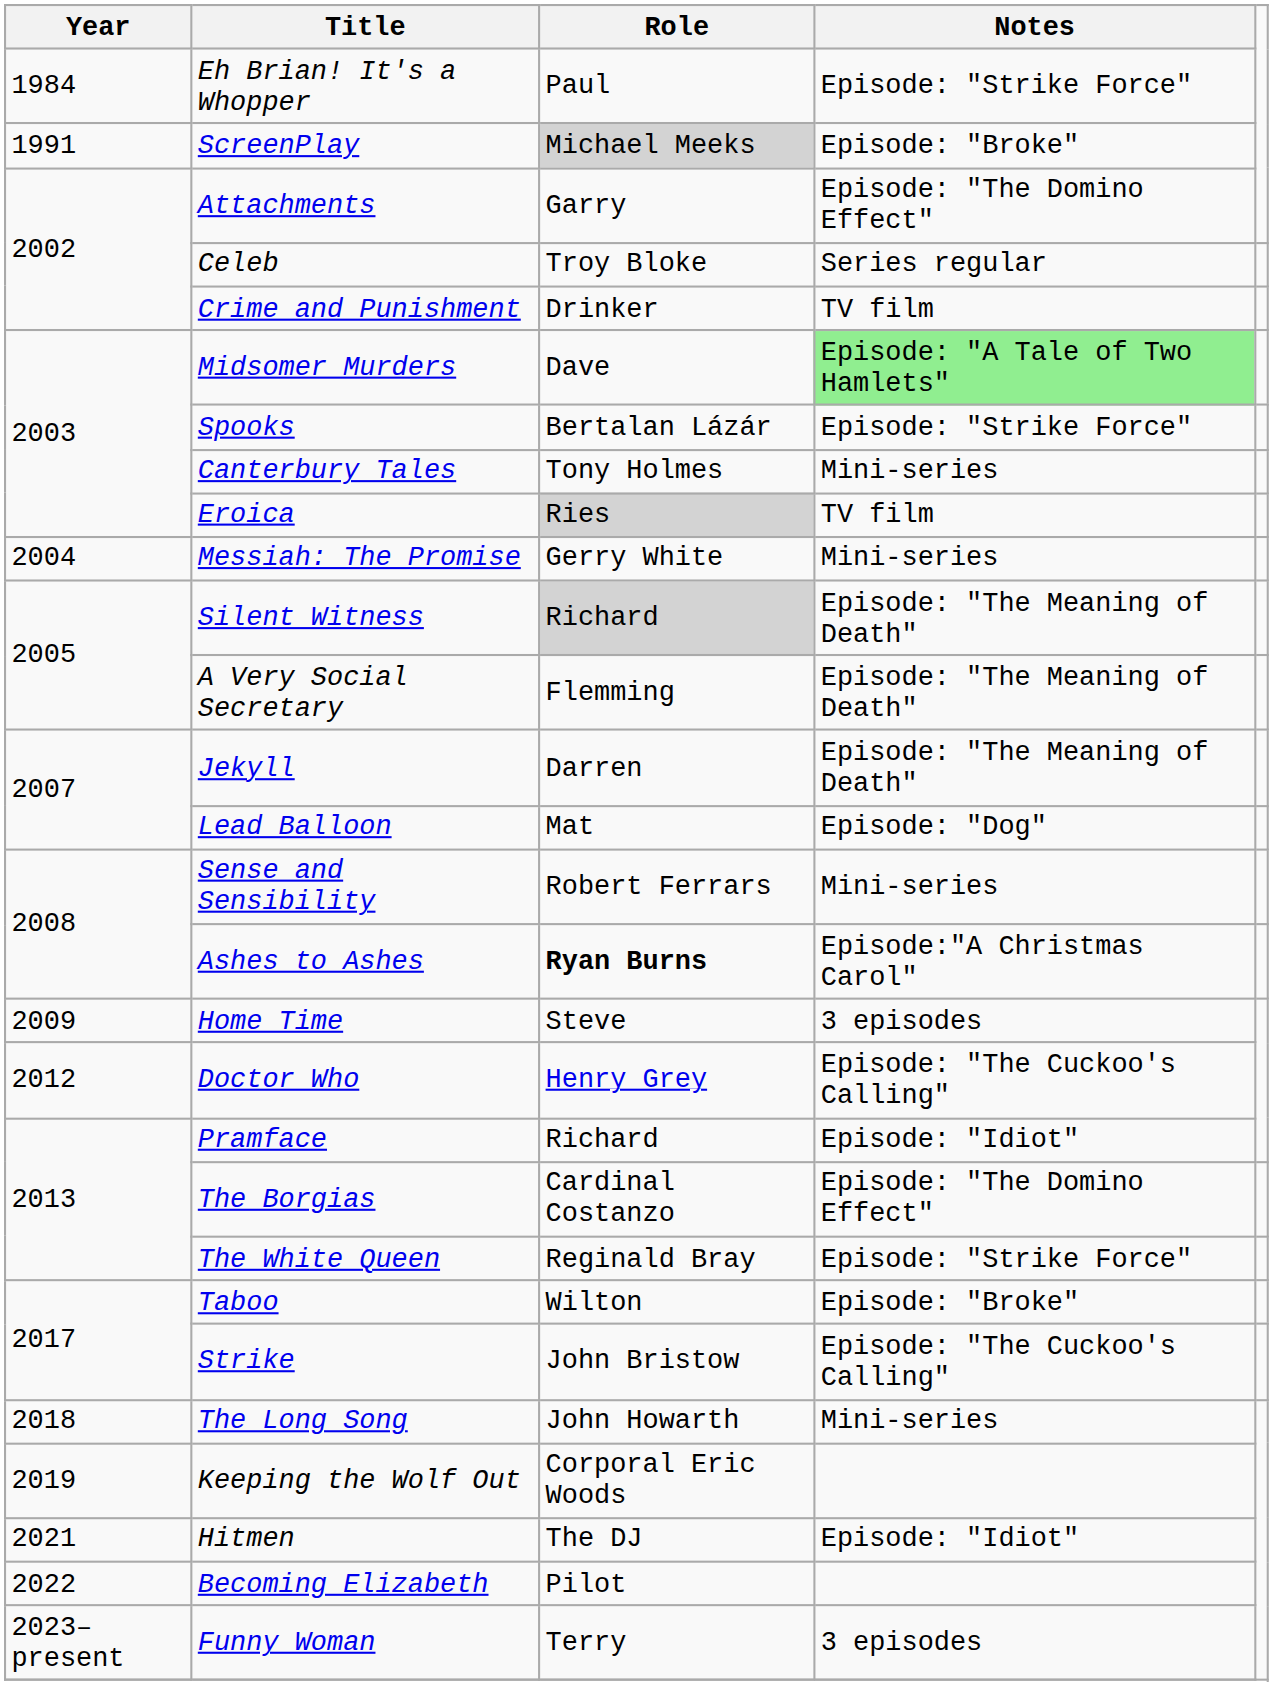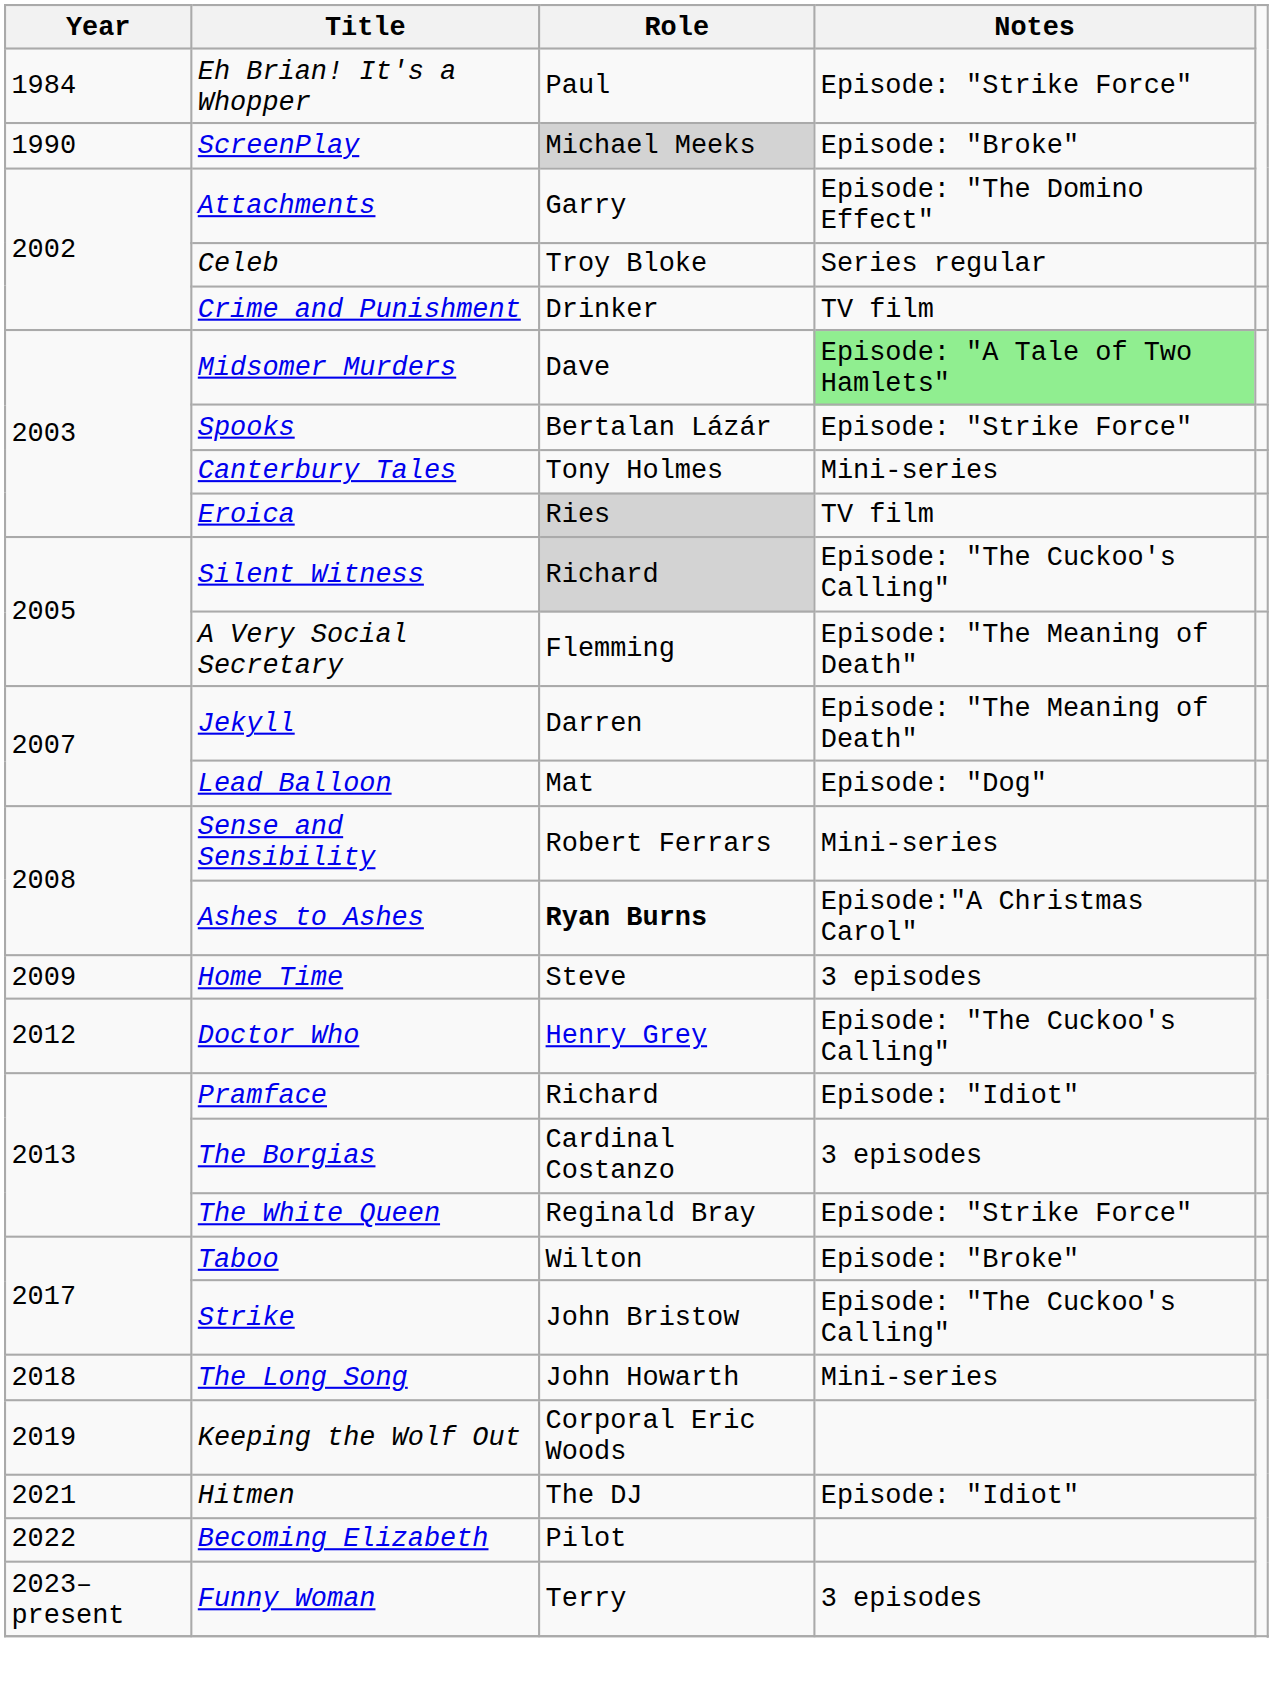(44, 146) 1991 -> (44, 146) 1990
- row: (359, 559)
(1015, 618) Episode: "The Meaning of Death" -> (998, 574) Episode: "The Cuckoo's Calling"
(982, 1199) Episode: "The Domino Effect" -> (901, 1155) 3 episodes
